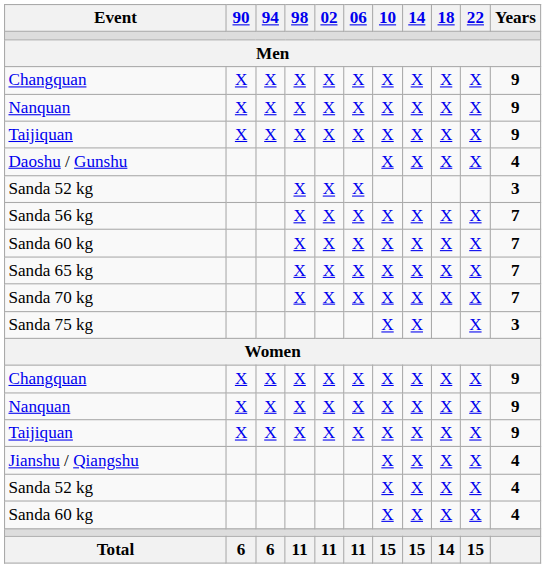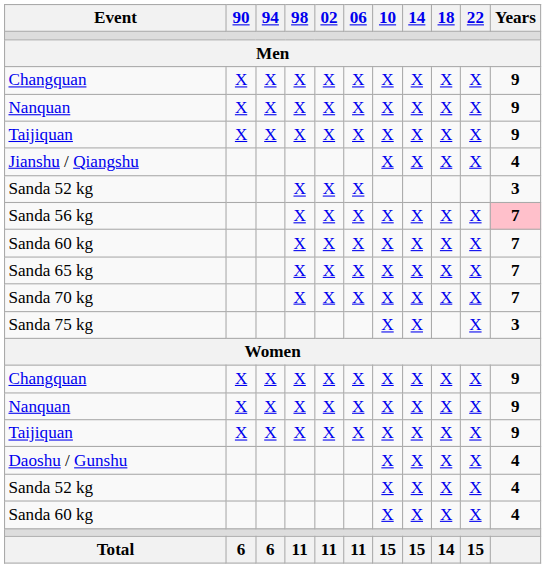rows swapped: (68, 161) <-> (74, 460)
(515, 216) no background -> (515, 216) pink background
